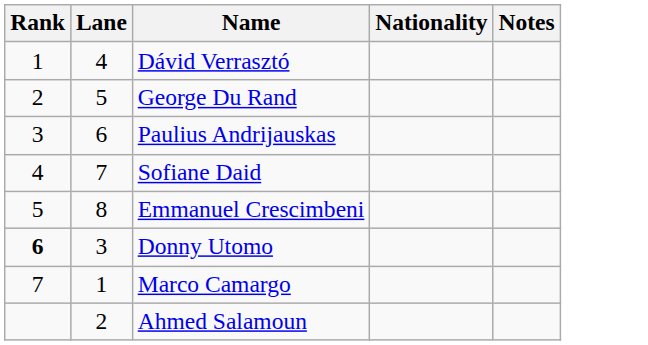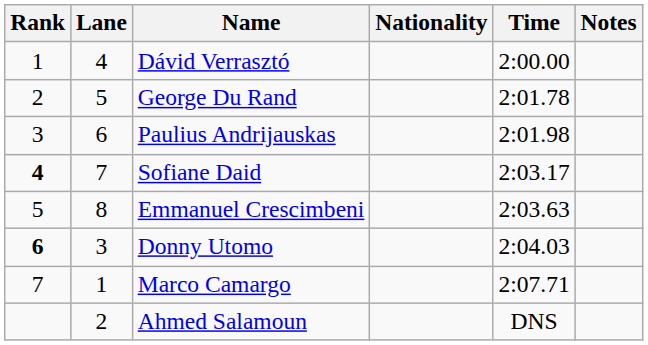+ column: (534, 23)
(38, 172) normal -> (38, 172) bold
